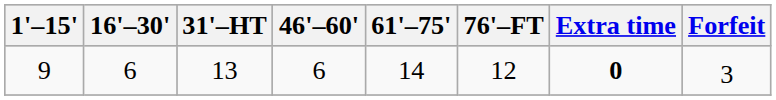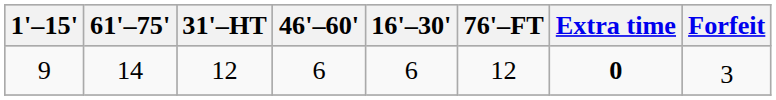columns swapped: (130, 25) <-> (411, 25)
(225, 70) 13 -> (225, 70) 12
